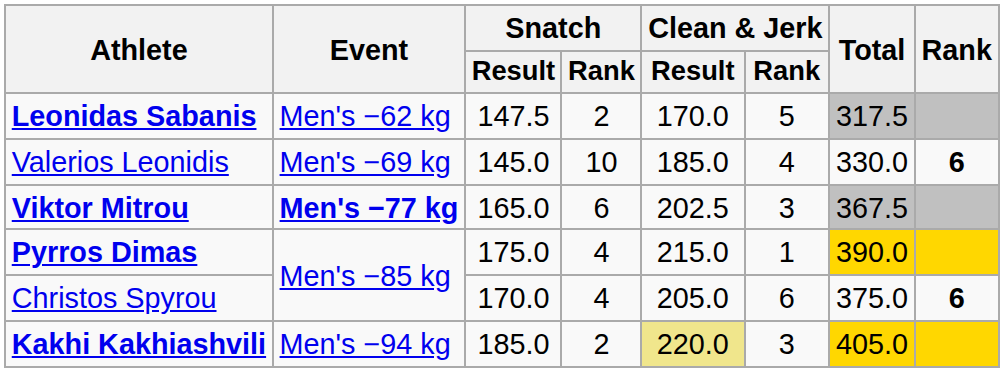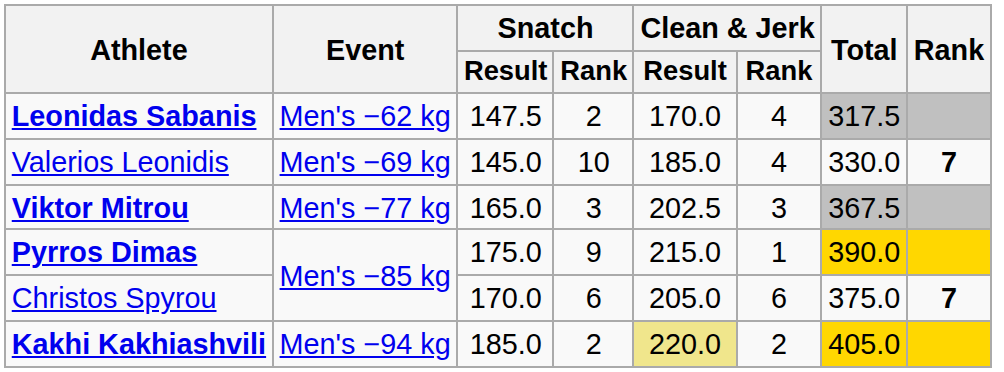(787, 117) 5 -> (779, 117) 4
(957, 162) 6 -> (949, 162) 7
(369, 208) bold -> (365, 208) normal
(601, 208) 6 -> (594, 208) 3
(601, 253) 4 -> (594, 253) 9
(601, 299) 4 -> (594, 299) 6
(957, 299) 6 -> (949, 299) 7
(787, 344) 3 -> (779, 344) 2
